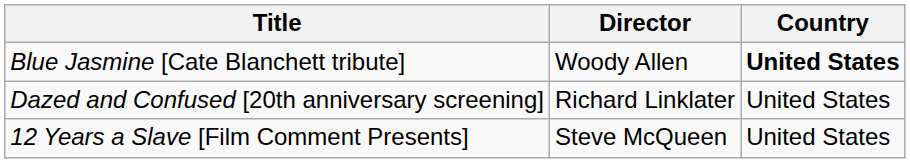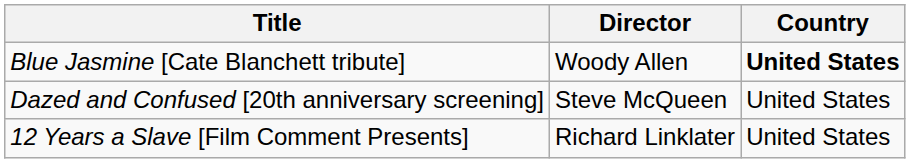(645, 99) Richard Linklater -> (641, 99) Steve McQueen
(641, 137) Steve McQueen -> (645, 137) Richard Linklater
